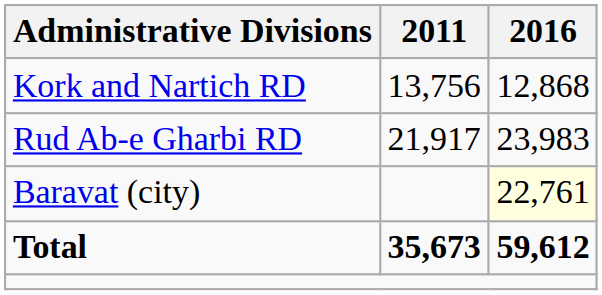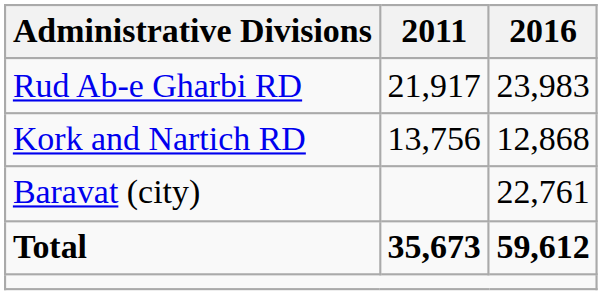rows swapped: (159, 85) <-> (158, 138)
(543, 192) lightyellow background -> (543, 192) no background
